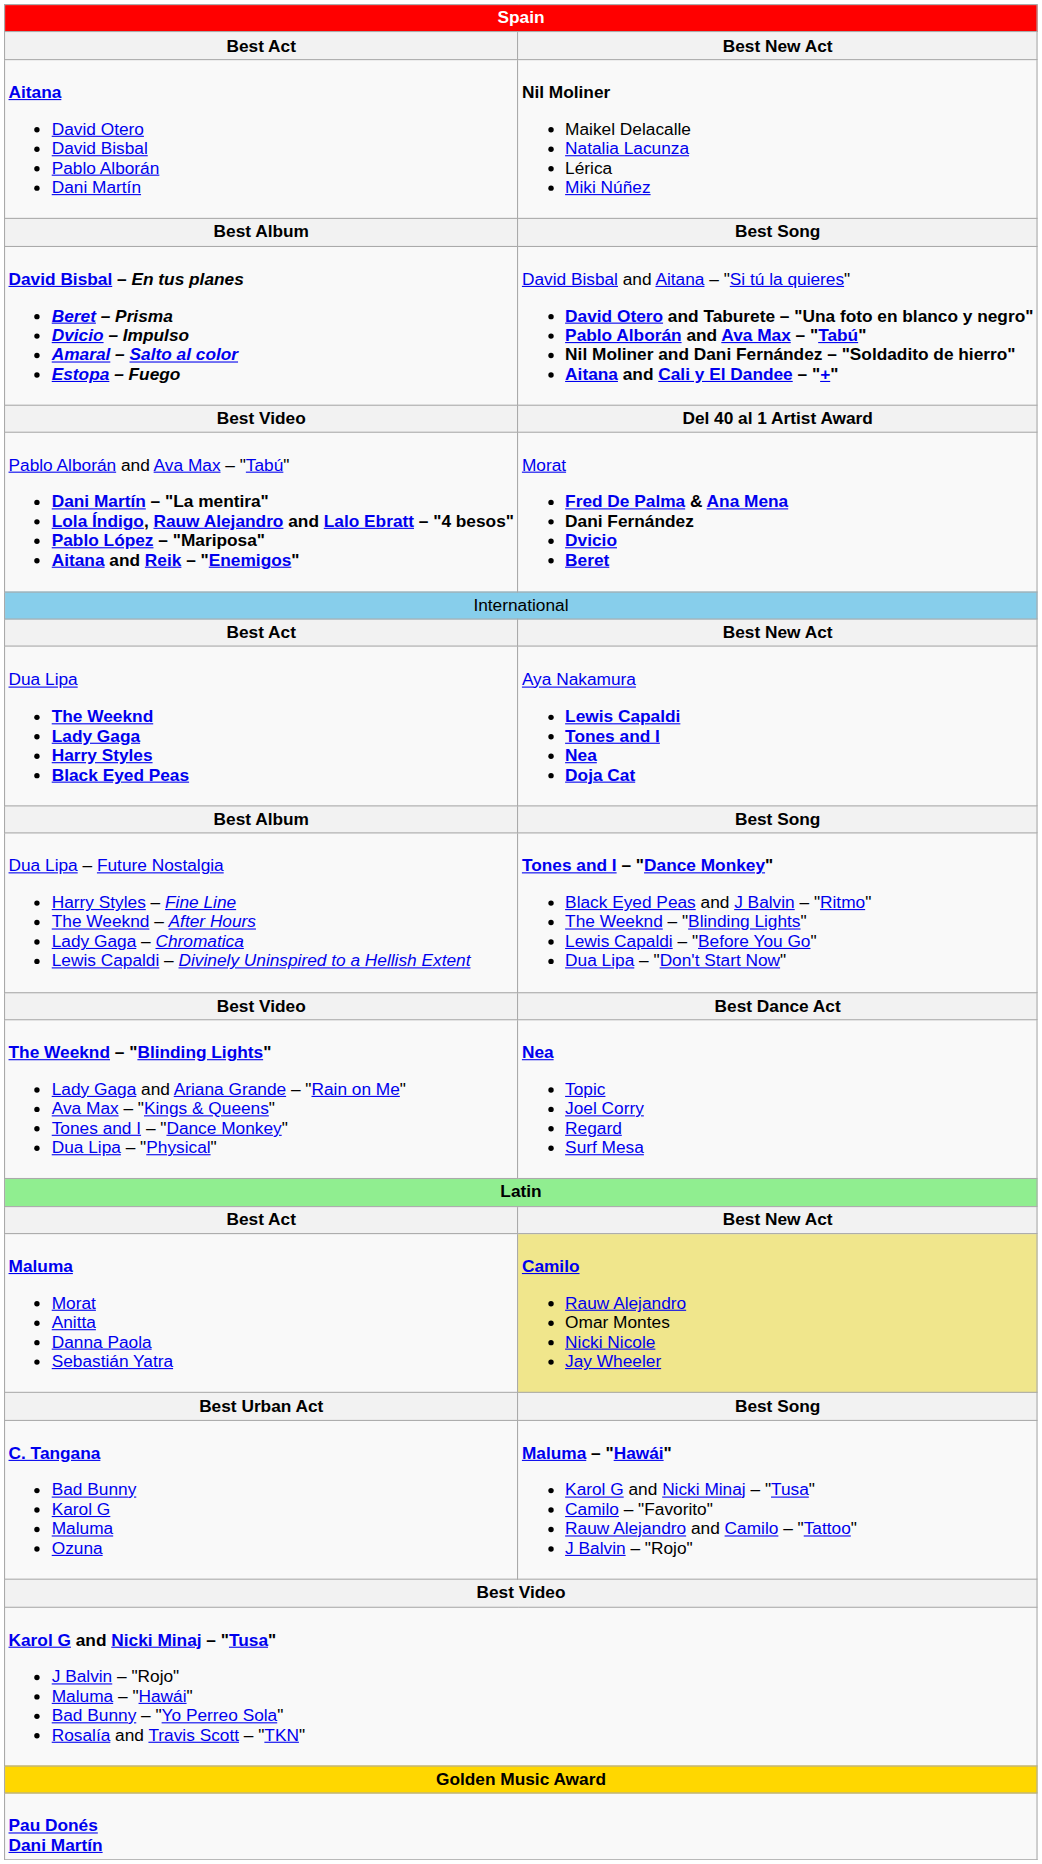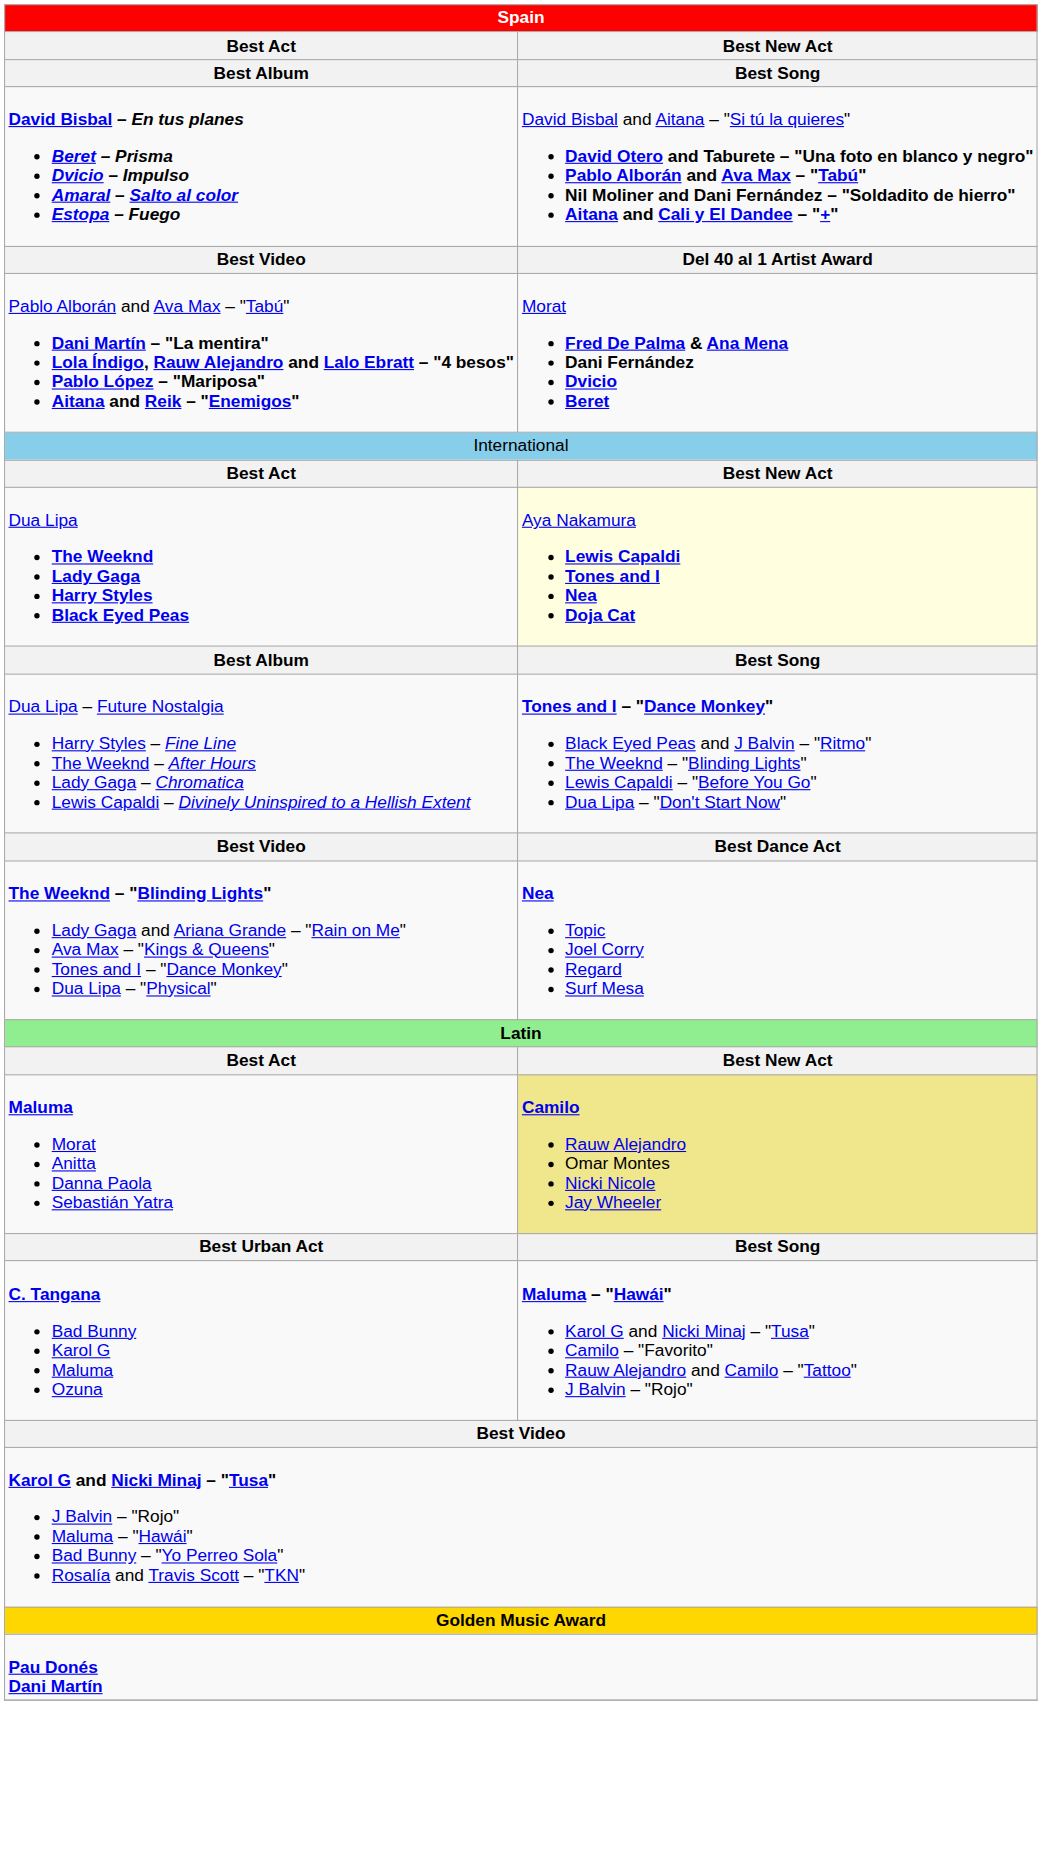- row: (261, 140)
(778, 727) no background -> (778, 568) lightyellow background
